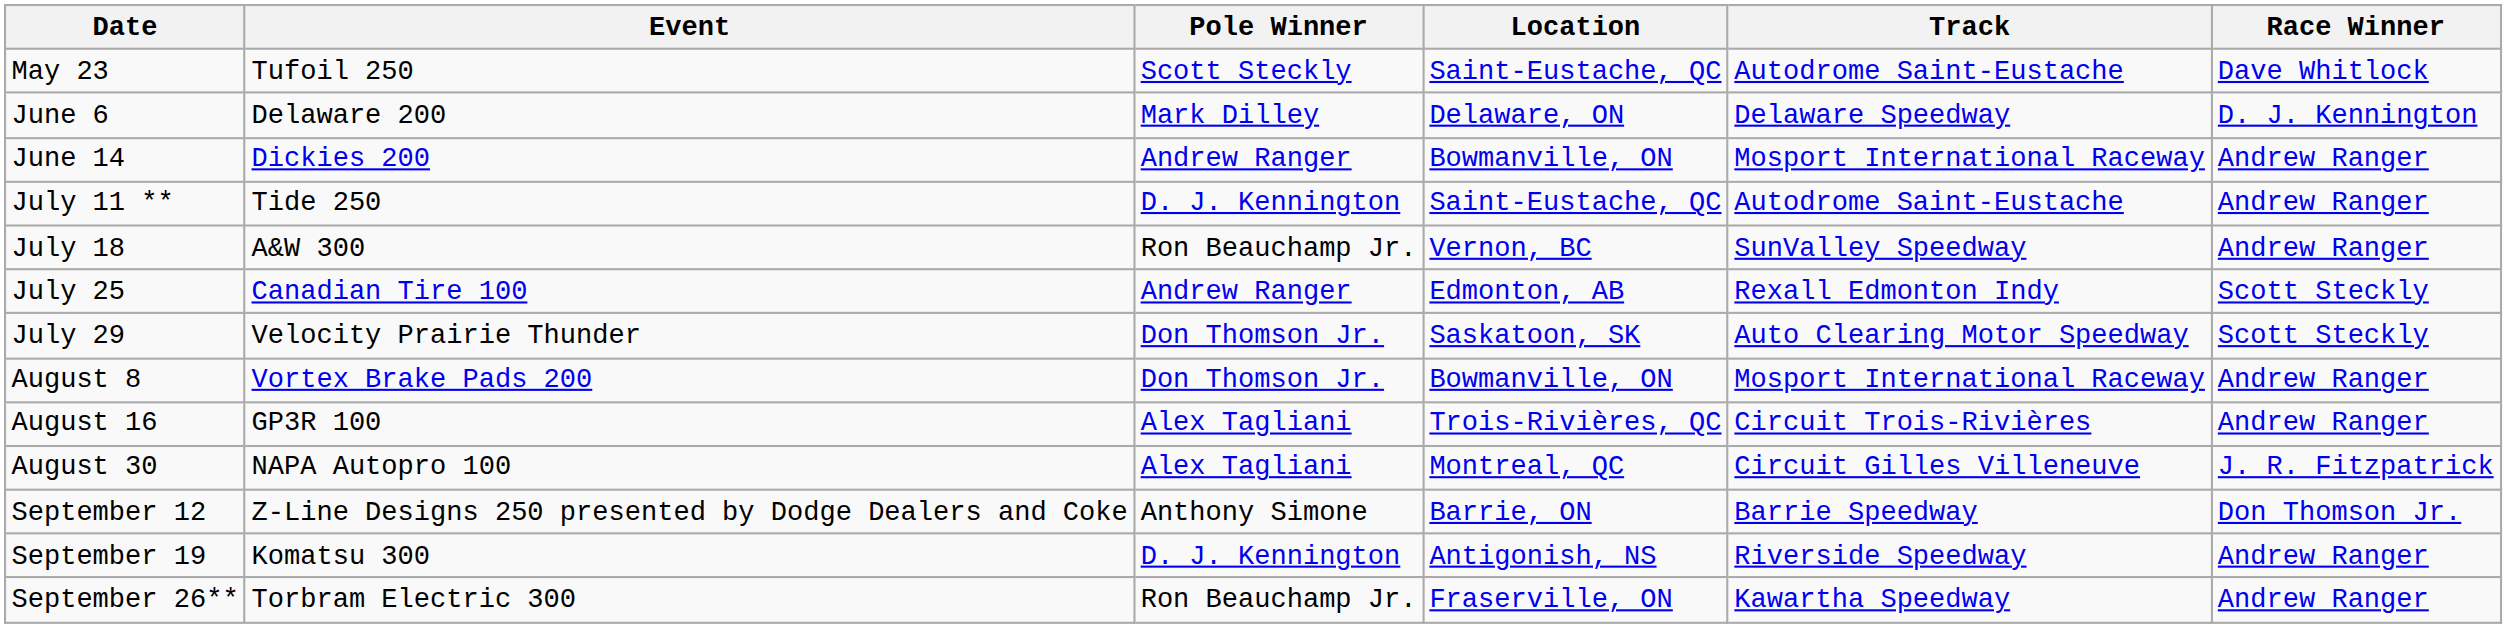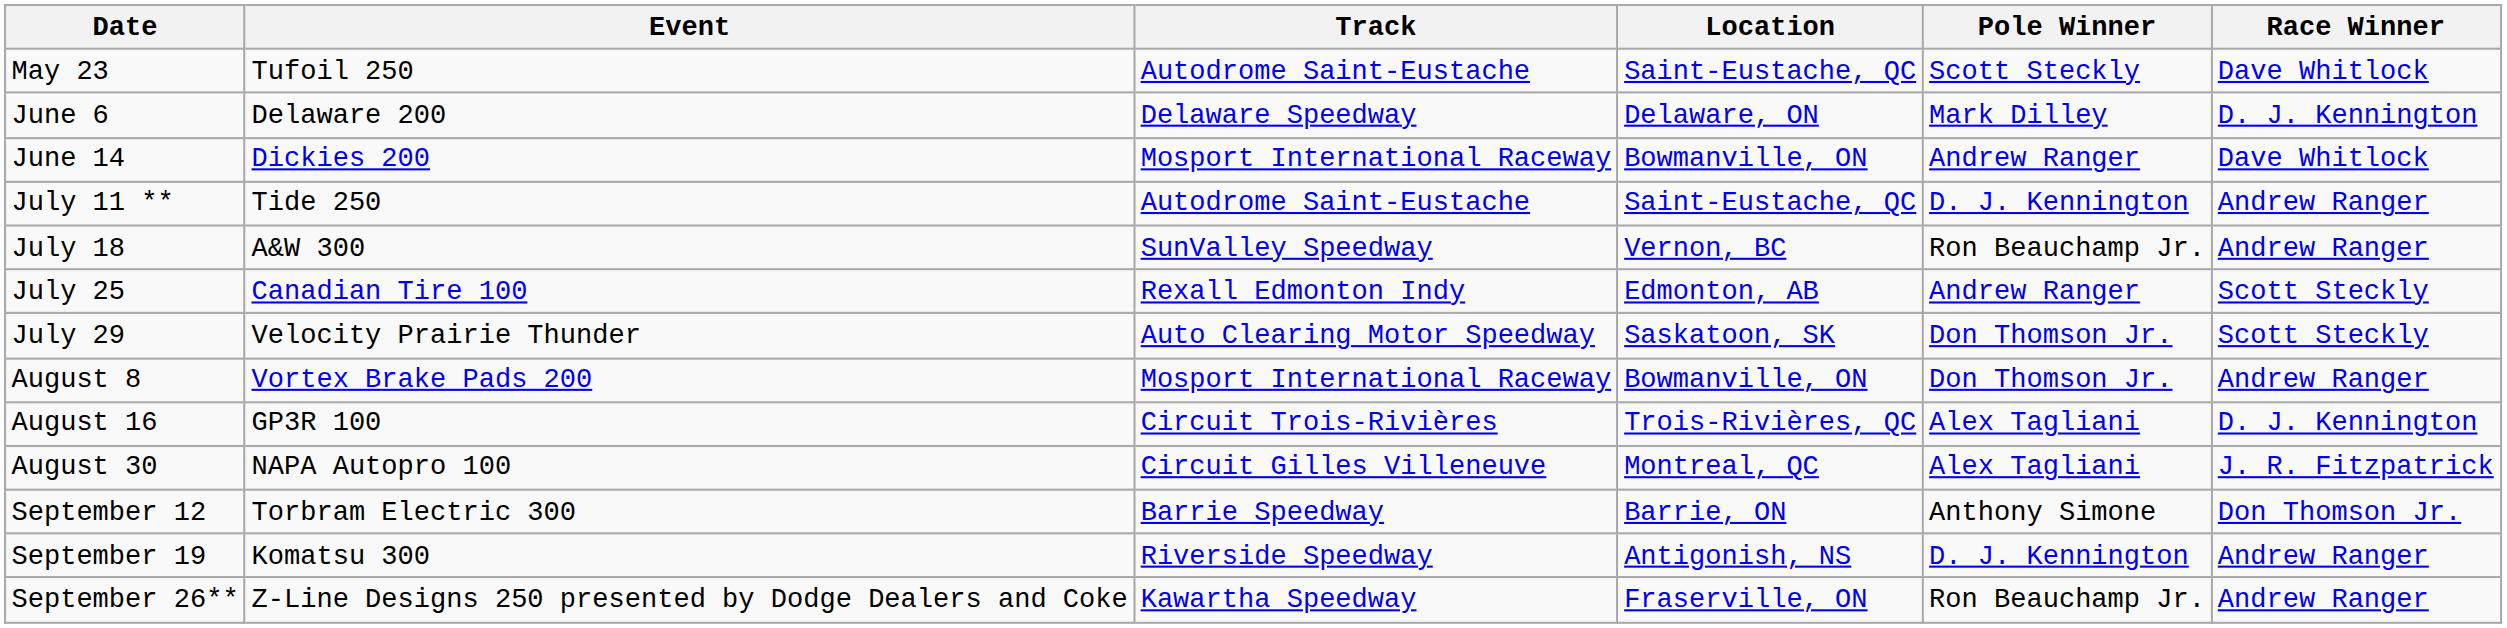columns swapped: (1970, 27) <-> (1279, 27)
(2323, 159) Andrew Ranger -> (2323, 159) Dave Whitlock
(2323, 424) Andrew Ranger -> (2348, 424) D. J. Kennington
(690, 512) Z-Line Designs 250 presented by Dodge Dealers and Coke -> (414, 512) Torbram Electric 300
(414, 600) Torbram Electric 300 -> (690, 600) Z-Line Designs 250 presented by Dodge Dealers and Coke
